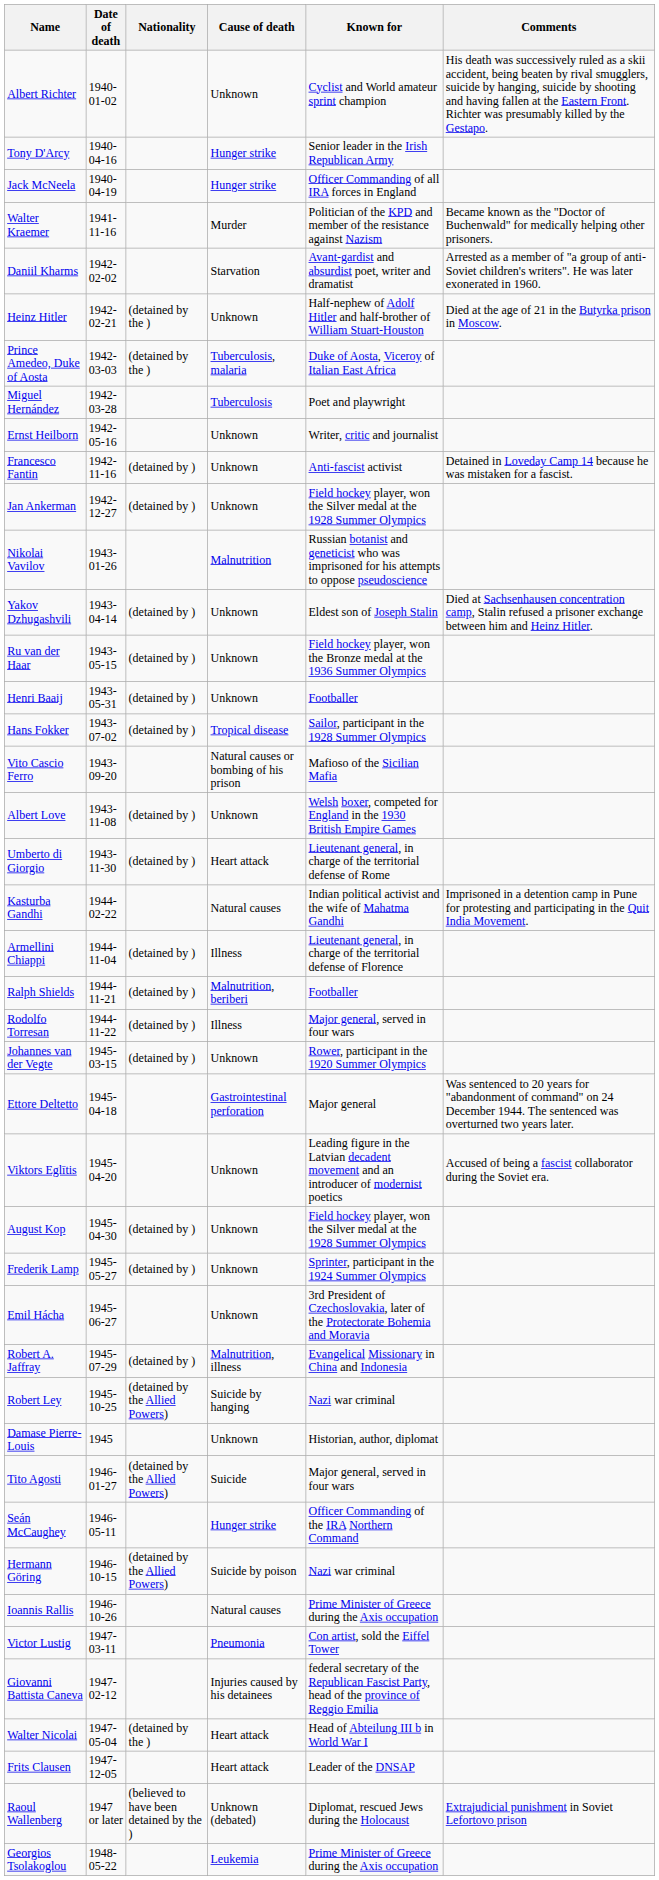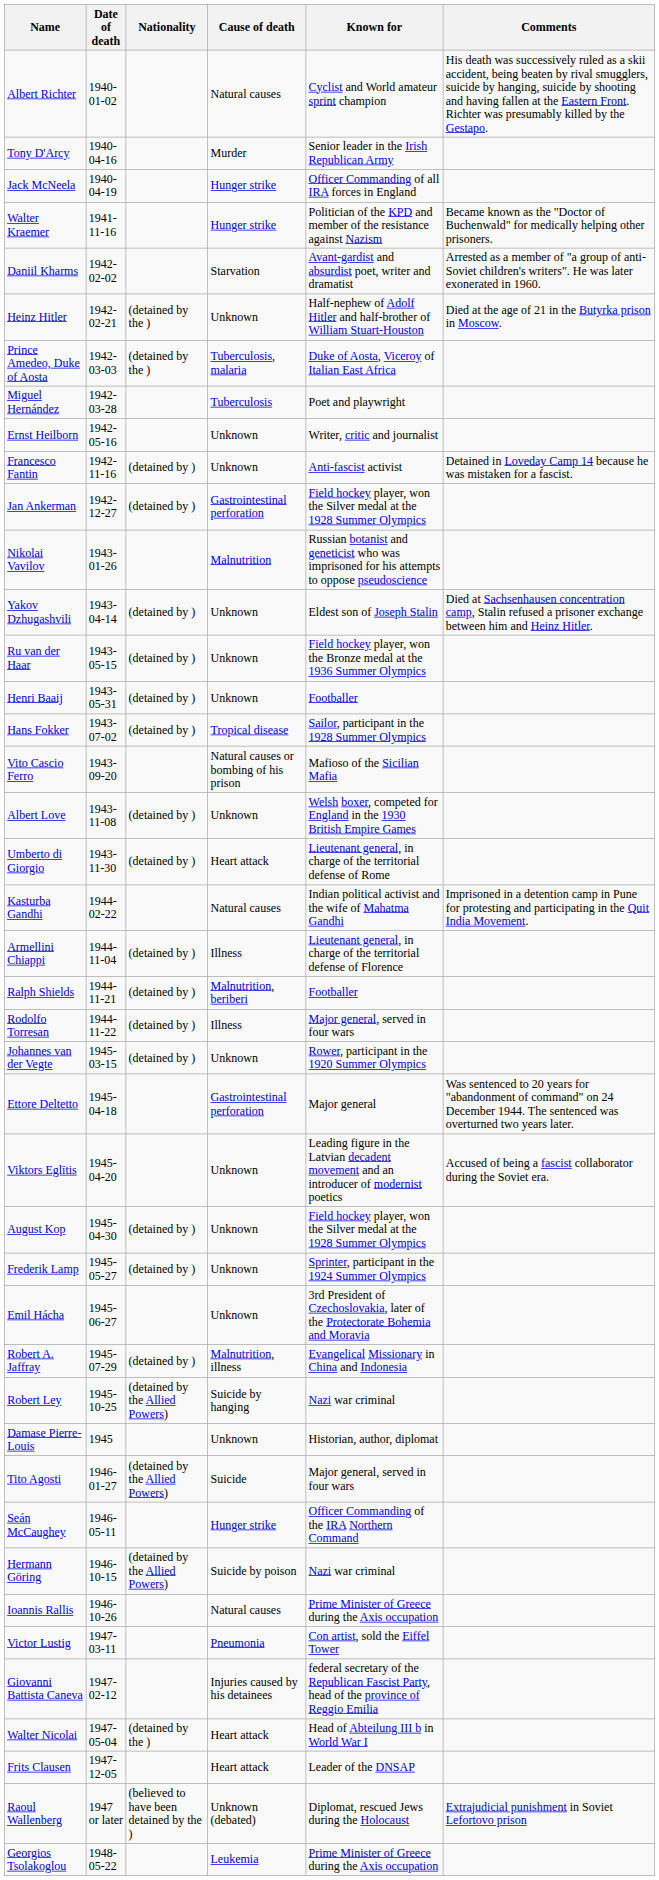(234, 93) Unknown -> (246, 93) Natural causes
(243, 153) Hunger strike -> (229, 153) Murder
(229, 225) Murder -> (243, 225) Hunger strike
(234, 506) Unknown -> (249, 506) Gastrointestinal perforation
